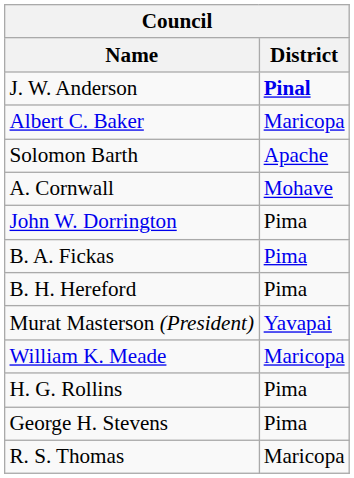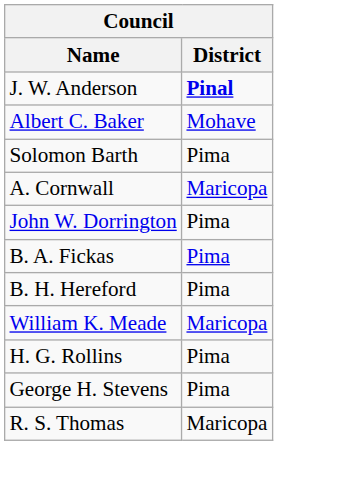(304, 121) Maricopa -> (221, 121) Mohave
(296, 155) Apache -> (208, 155) Pima
(298, 188) Mohave -> (227, 188) Maricopa
- row: (132, 322)
